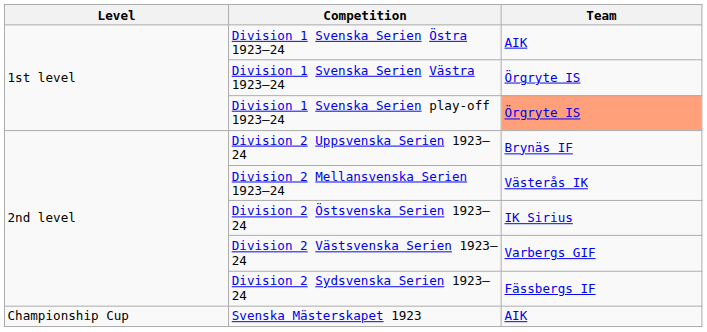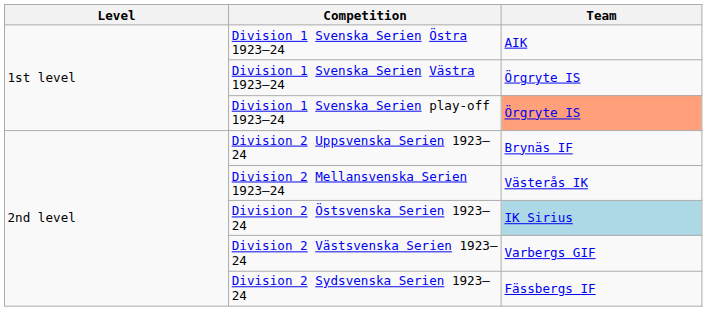(539, 218) no background -> (539, 218) lightblue background
- row: (327, 316)
